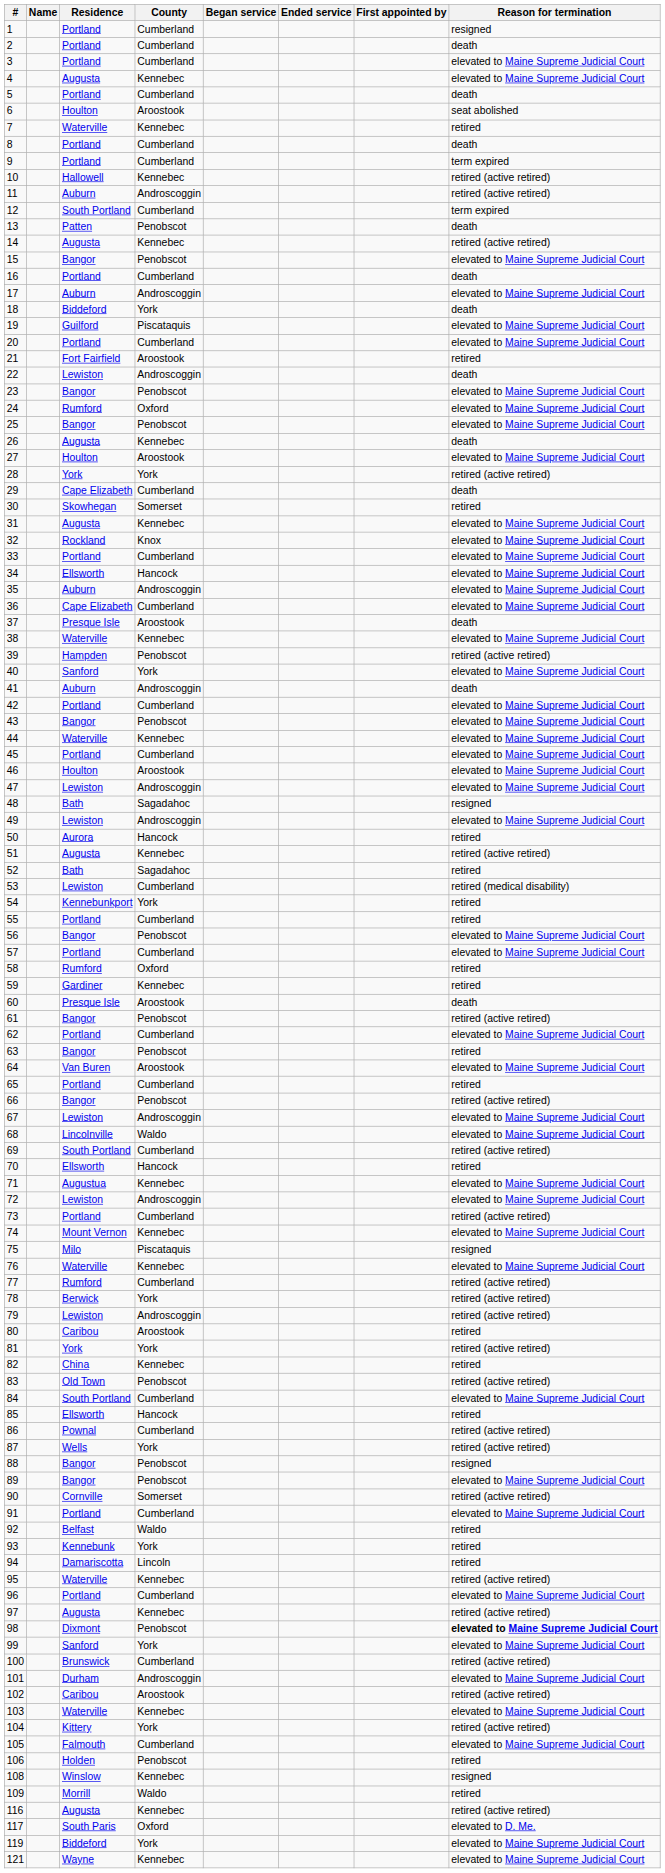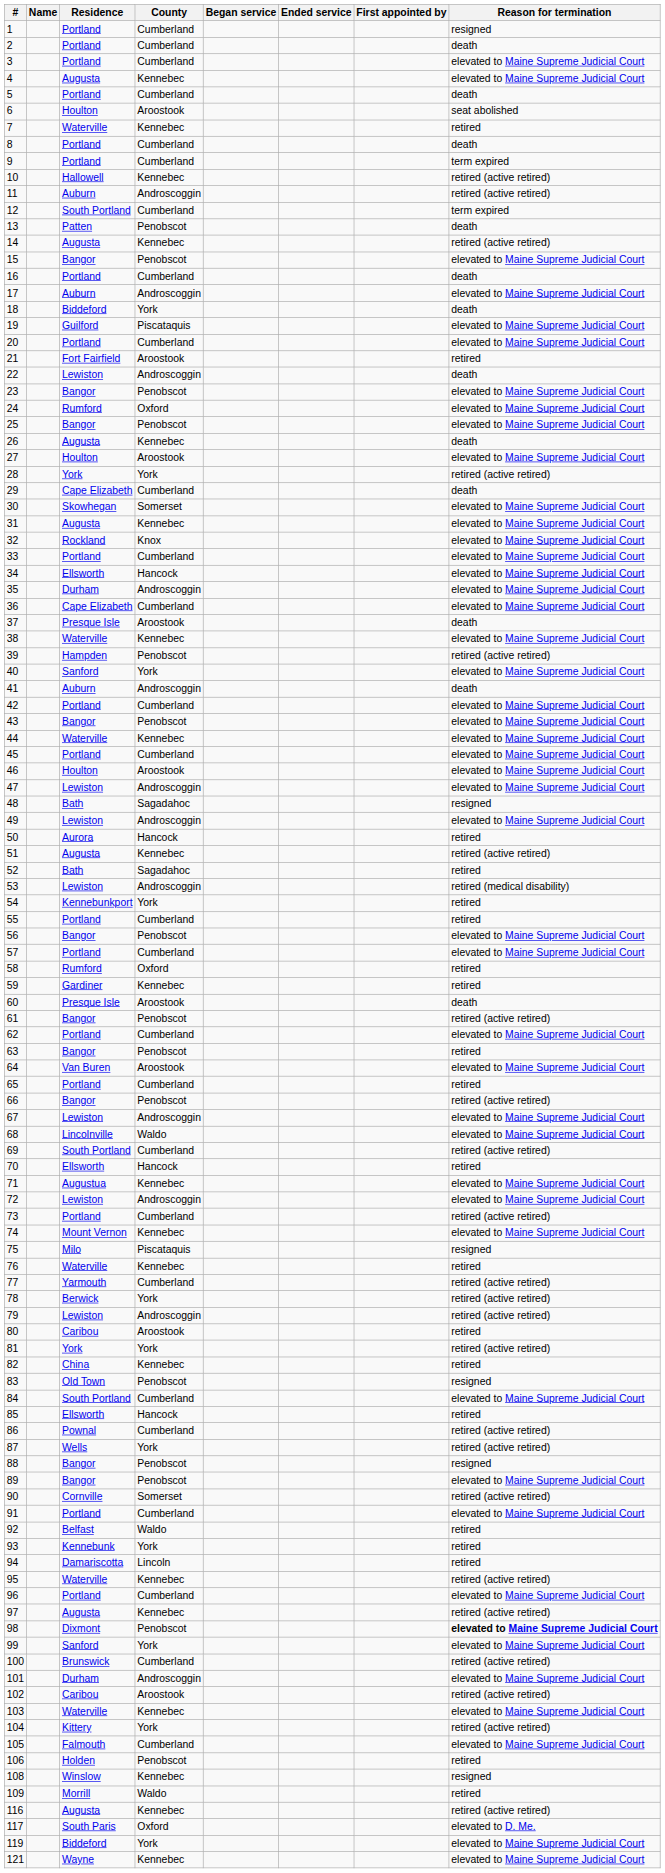(466, 507) retired -> (548, 507) elevated to Maine Supreme Judicial Court
(79, 590) Auburn -> (80, 590) Durham
(166, 886) Cumberland -> (169, 886) Androscoggin
(548, 1266) elevated to Maine Supreme Judicial Court -> (466, 1266) retired
(82, 1282) Rumford -> (84, 1282) Yarmouth
(501, 1381) retired (active retired) -> (471, 1381) resigned
